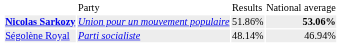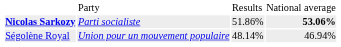(154, 21) Union pour un mouvement populaire -> (109, 21) Parti socialiste
(109, 36) Parti socialiste -> (154, 36) Union pour un mouvement populaire
